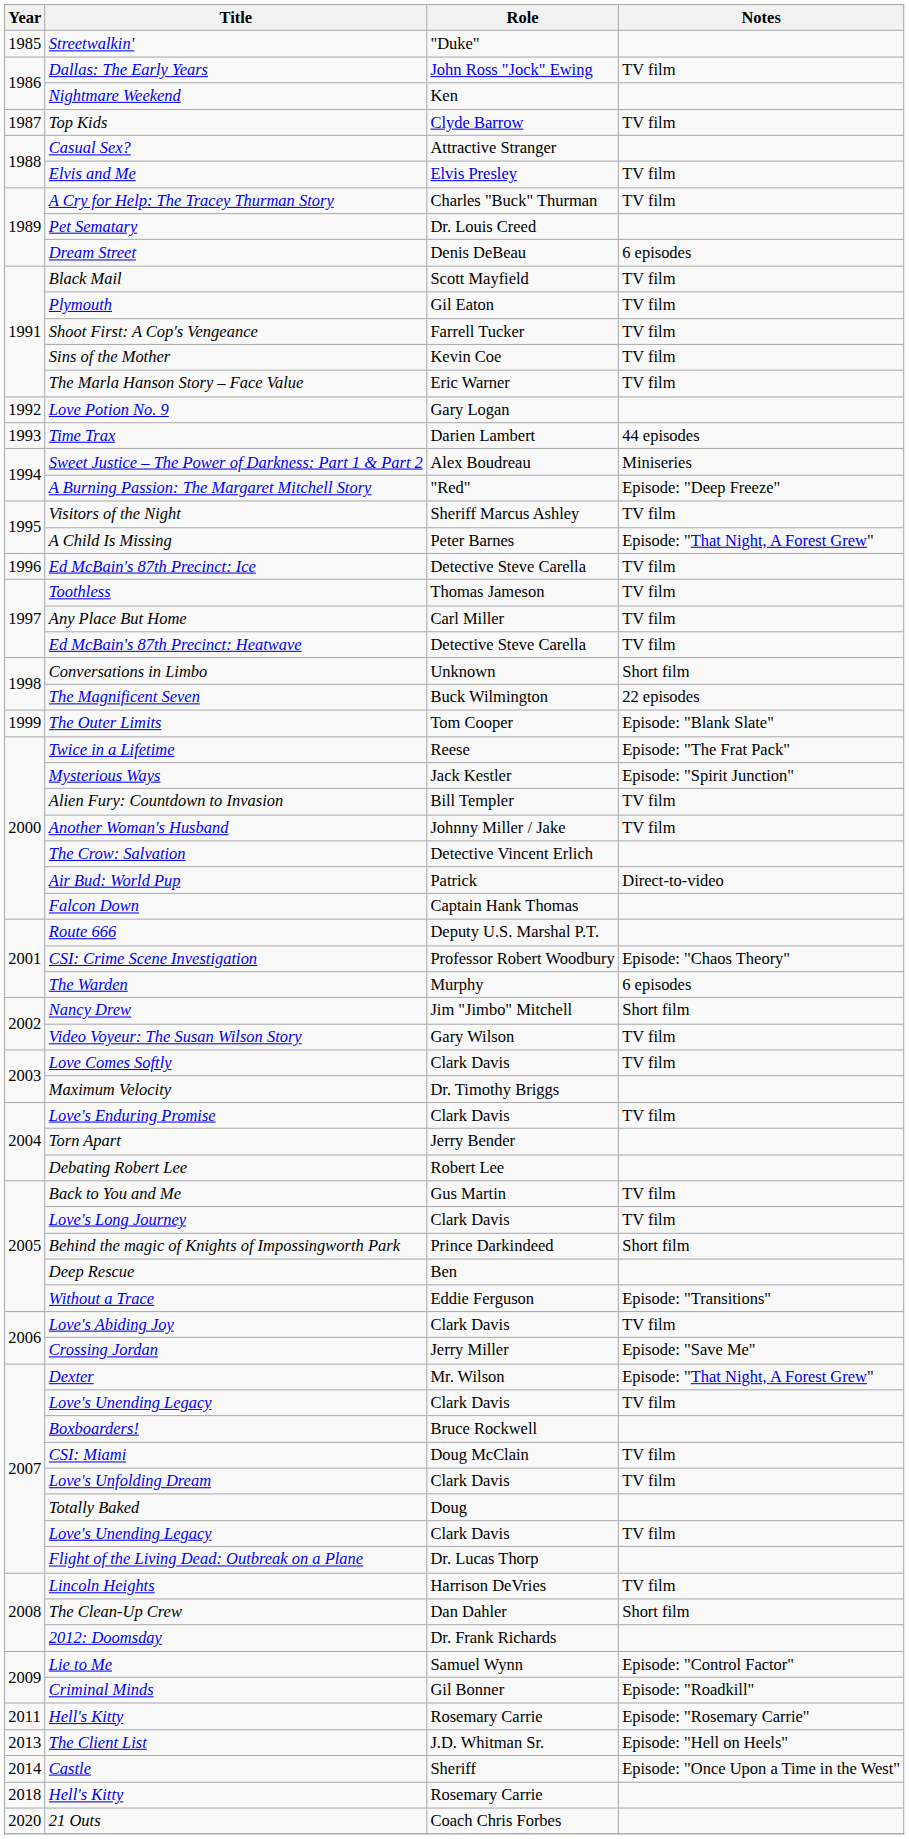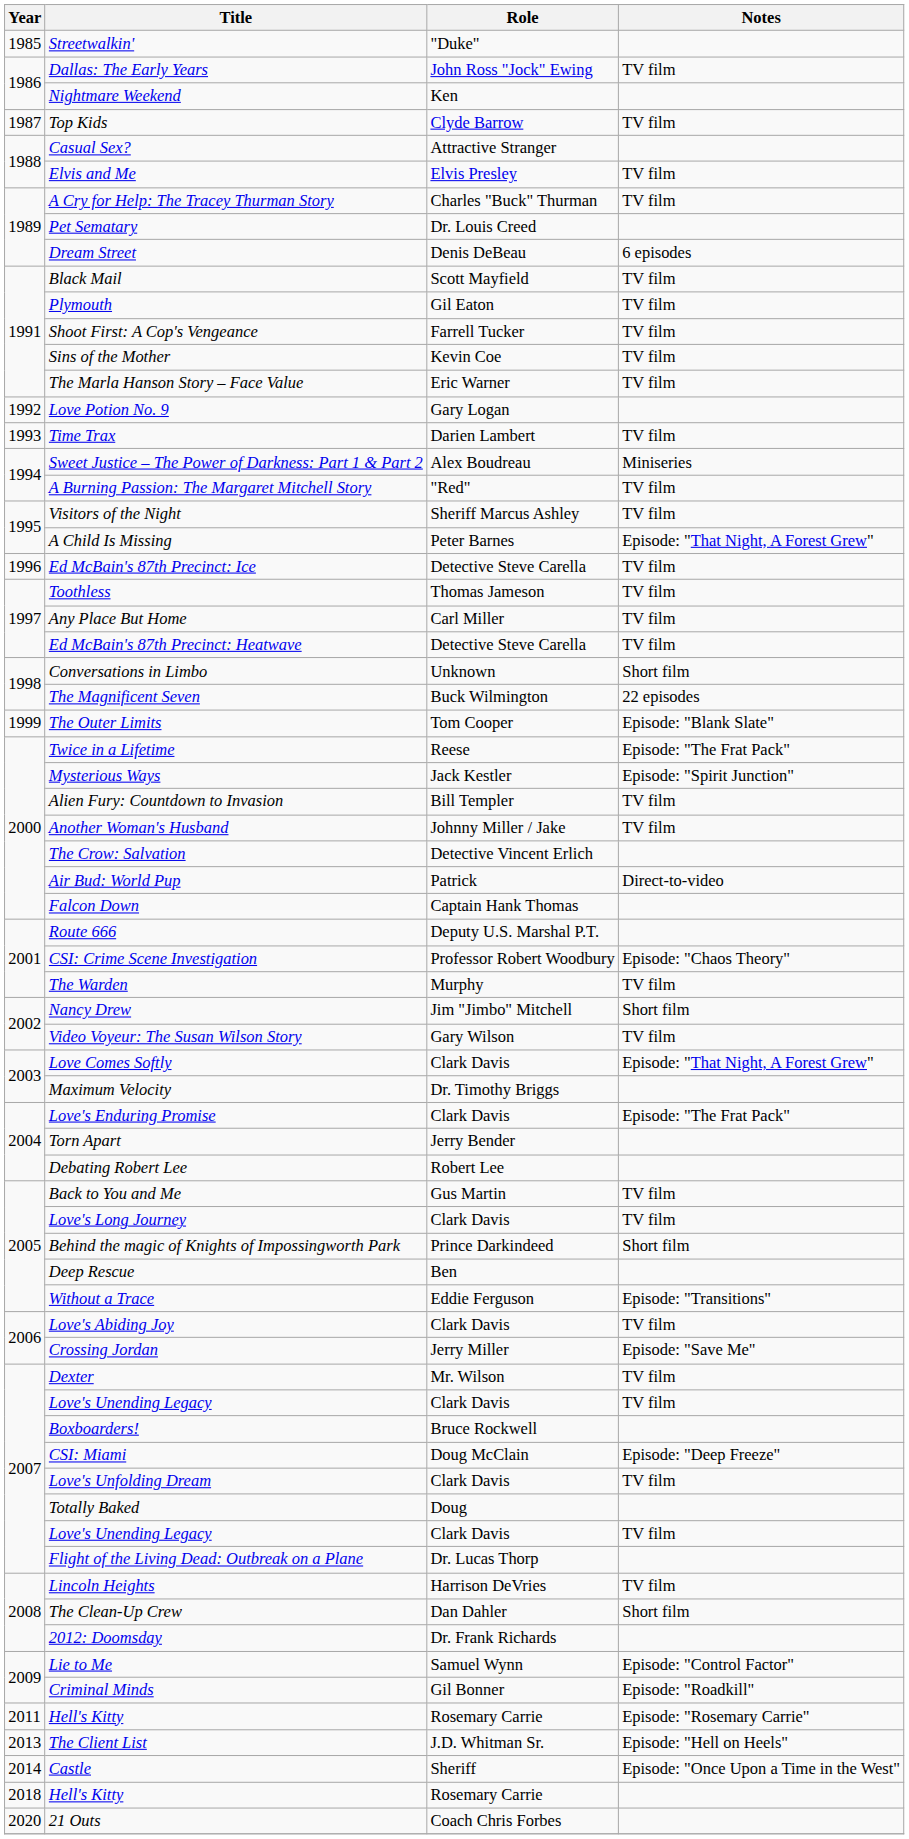(661, 435) 44 episodes -> (649, 435) TV film
(701, 488) Episode: "Deep Freeze" -> (649, 488) TV film
(657, 984) 6 episodes -> (649, 984) TV film
(649, 1063) TV film -> (748, 1063) Episode: "That Night, A Forest Grew"
(649, 1115) TV film -> (706, 1115) Episode: "The Frat Pack"
(748, 1376) Episode: "That Night, A Forest Grew" -> (649, 1376) TV film
(649, 1455) TV film -> (701, 1455) Episode: "Deep Freeze"
